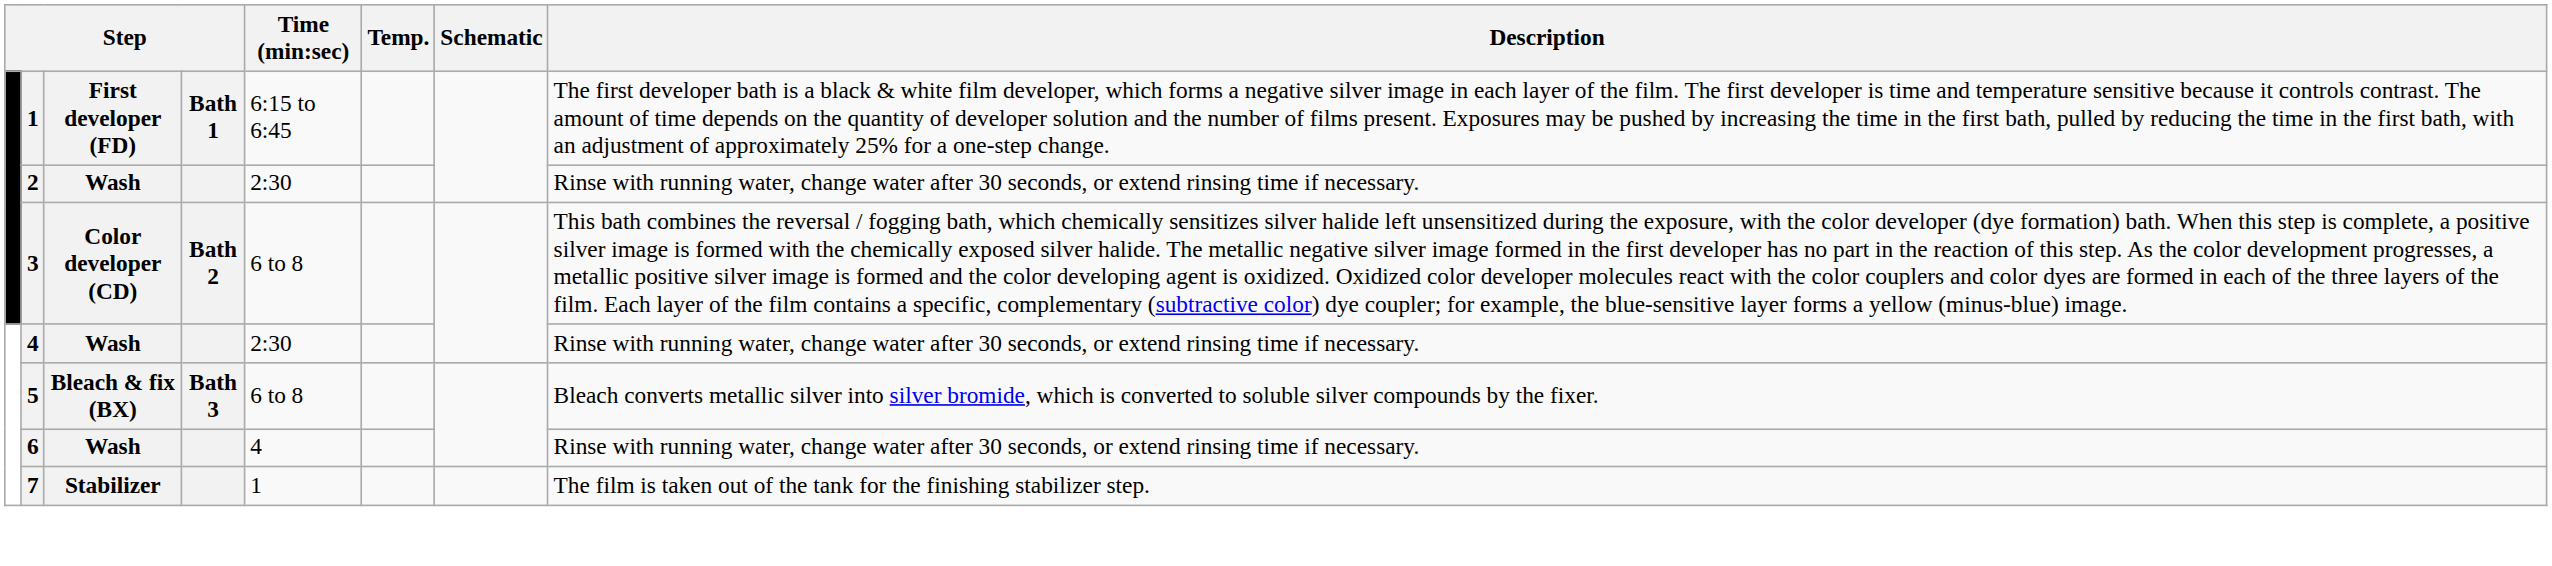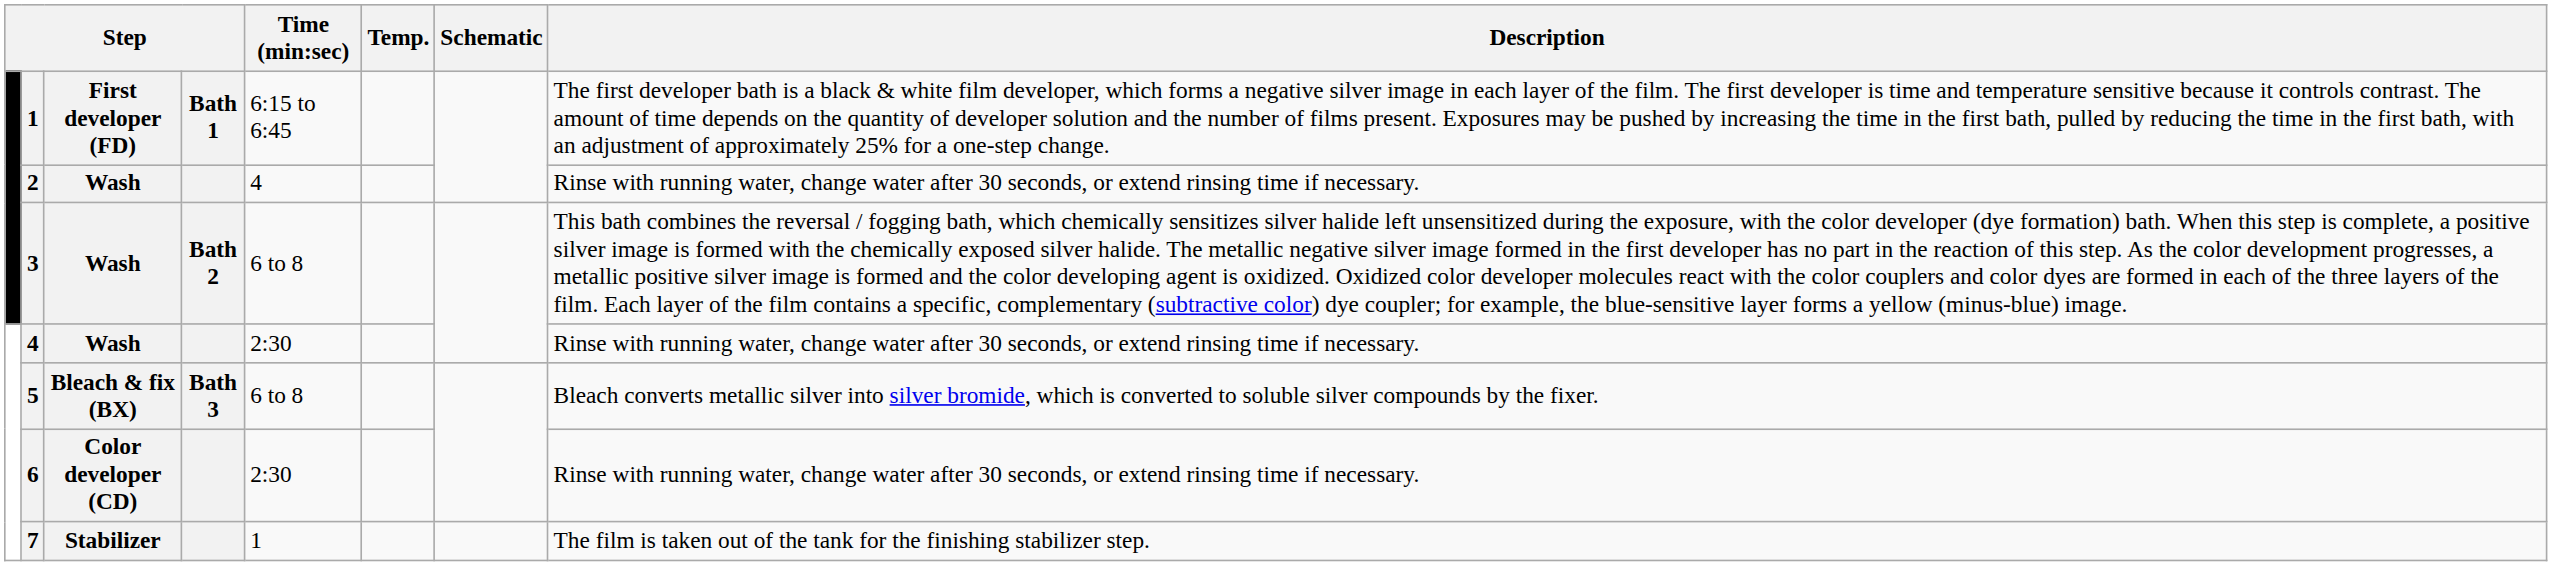(271, 183) 2:30 -> (256, 183) 4
(113, 263) Color developer (CD) -> (113, 263) Wash
(113, 447) Wash -> (113, 475) Color developer (CD)
(256, 447) 4 -> (271, 475) 2:30
